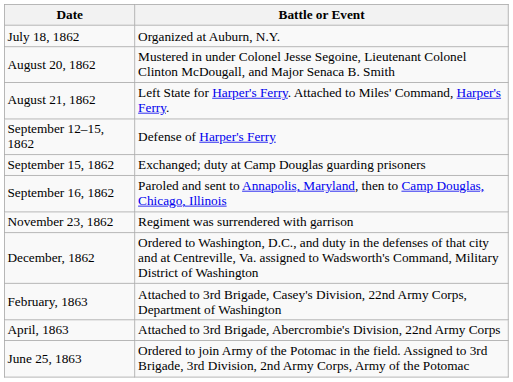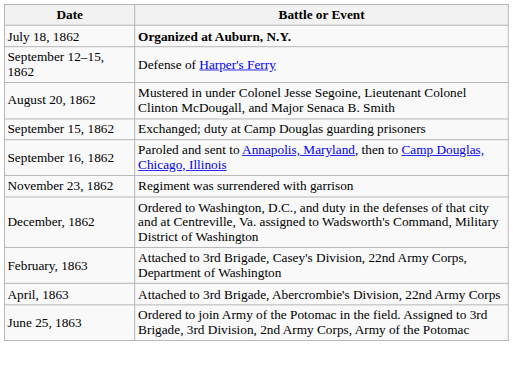(209, 36) normal -> (215, 36) bold
rows swapped: (52, 64) <-> (56, 136)
- row: (52, 100)
